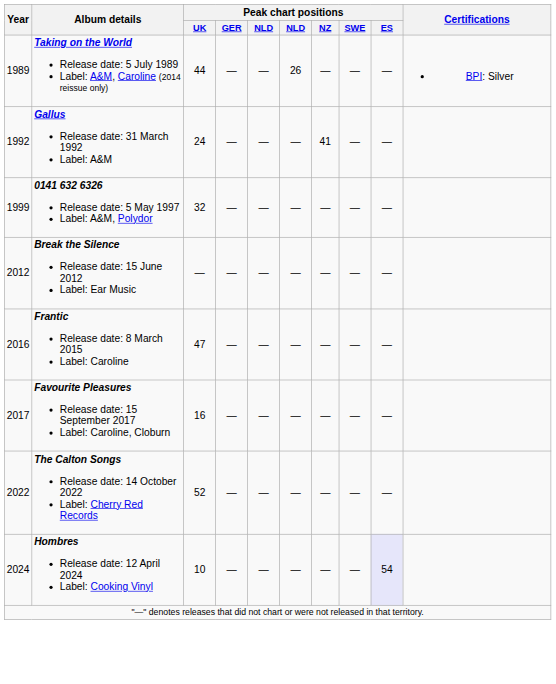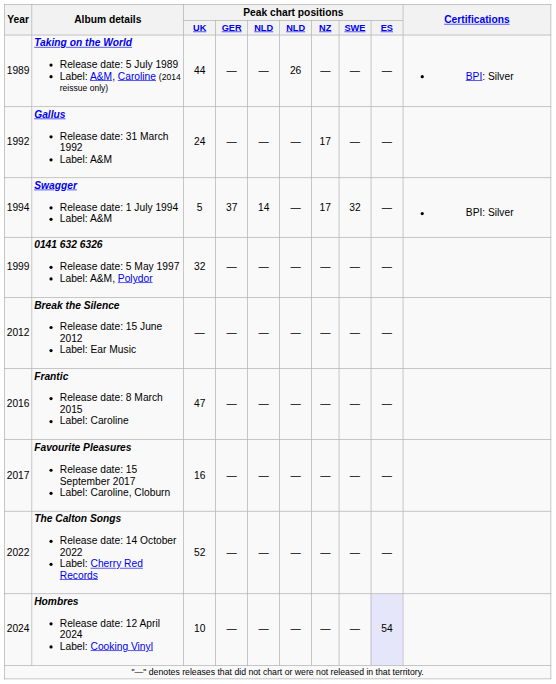(325, 142) 41 -> (325, 142) 17
+ row: (108, 202)
